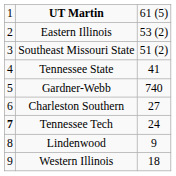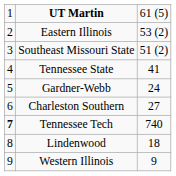(154, 87) 740 -> (154, 87) 24
(154, 124) 24 -> (154, 124) 740
(154, 143) 9 -> (154, 143) 18
(154, 161) 18 -> (154, 161) 9
